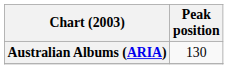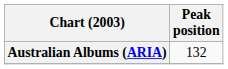(196, 52) 130 -> (196, 52) 132
